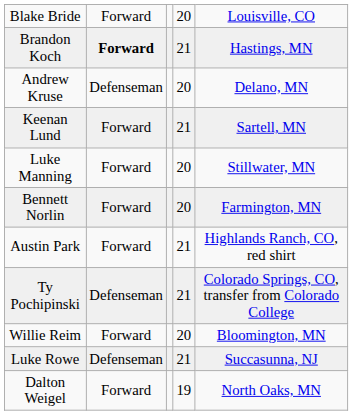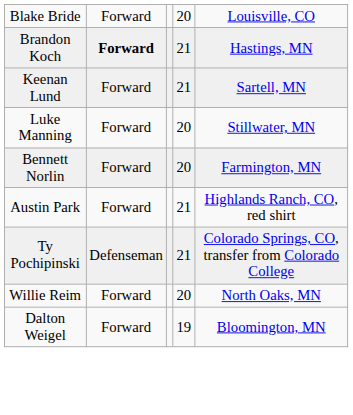- row: (45, 87)
(271, 335) Bloomington, MN -> (271, 295) North Oaks, MN
- row: (45, 358)
(271, 390) North Oaks, MN -> (271, 327) Bloomington, MN
